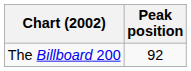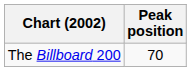(155, 54) 92 -> (155, 54) 70
